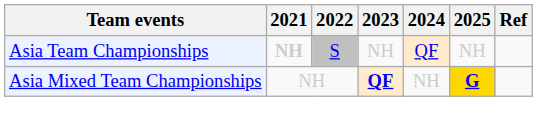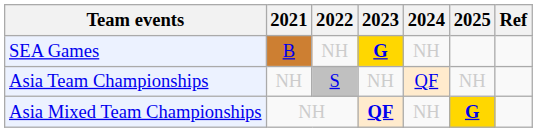+ row: (54, 50)
(289, 50) bold -> (289, 81) normal
